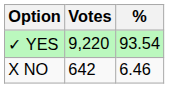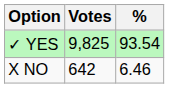(89, 43) 9,220 -> (89, 43) 9,825
